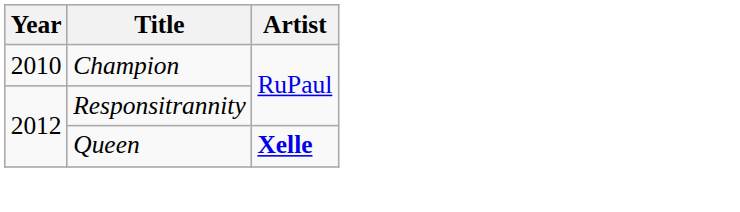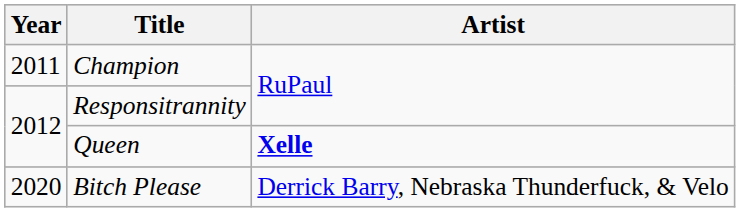(36, 65) 2010 -> (36, 65) 2011
+ row: (137, 186)
